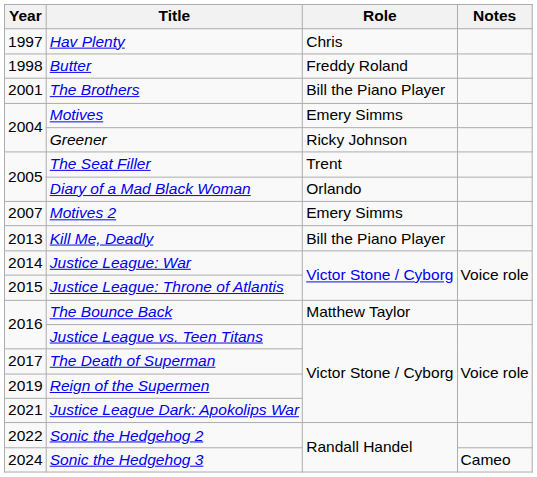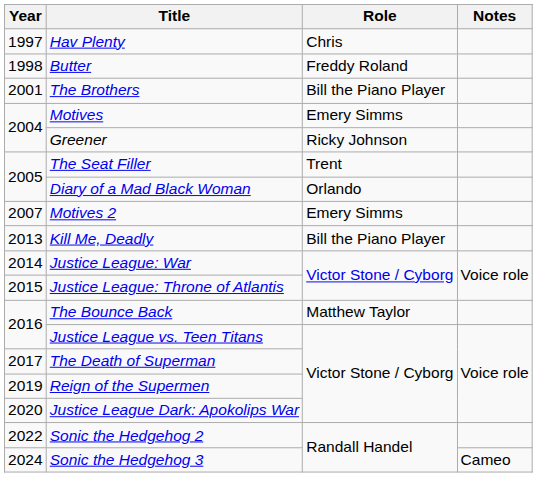(25, 410) 2021 -> (25, 410) 2020
